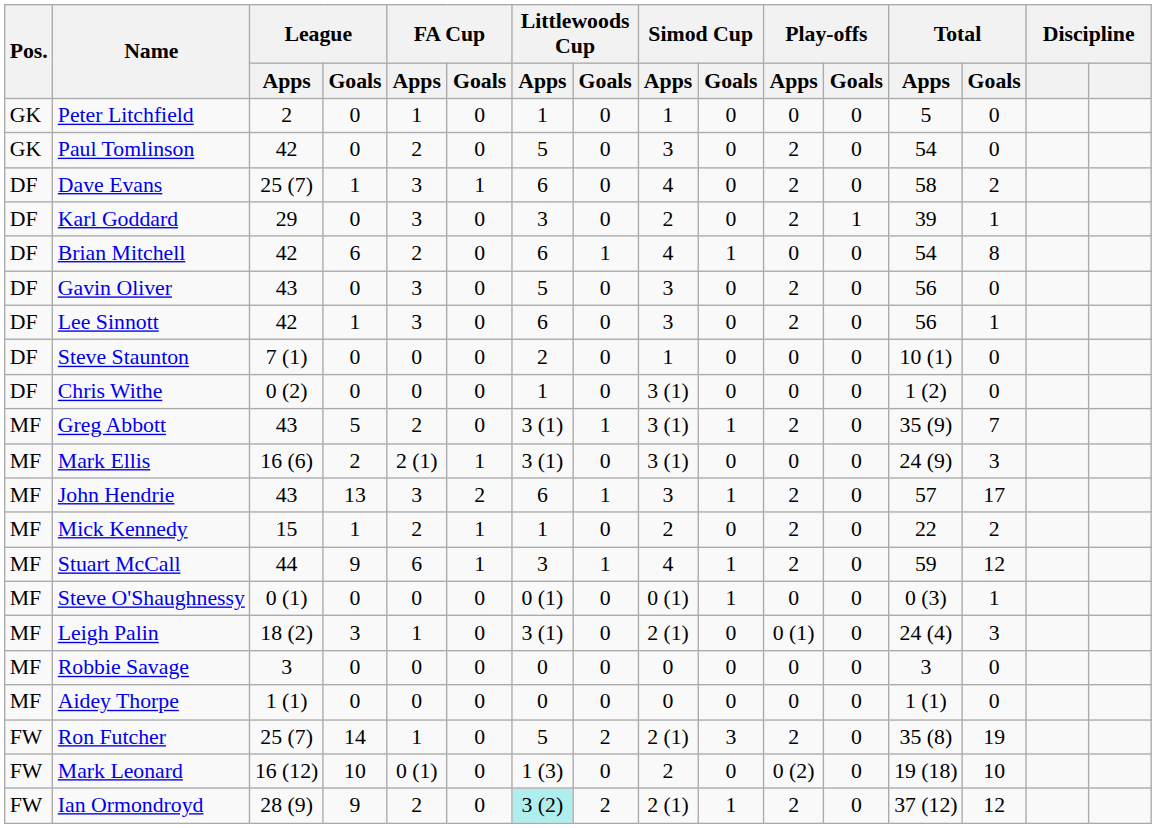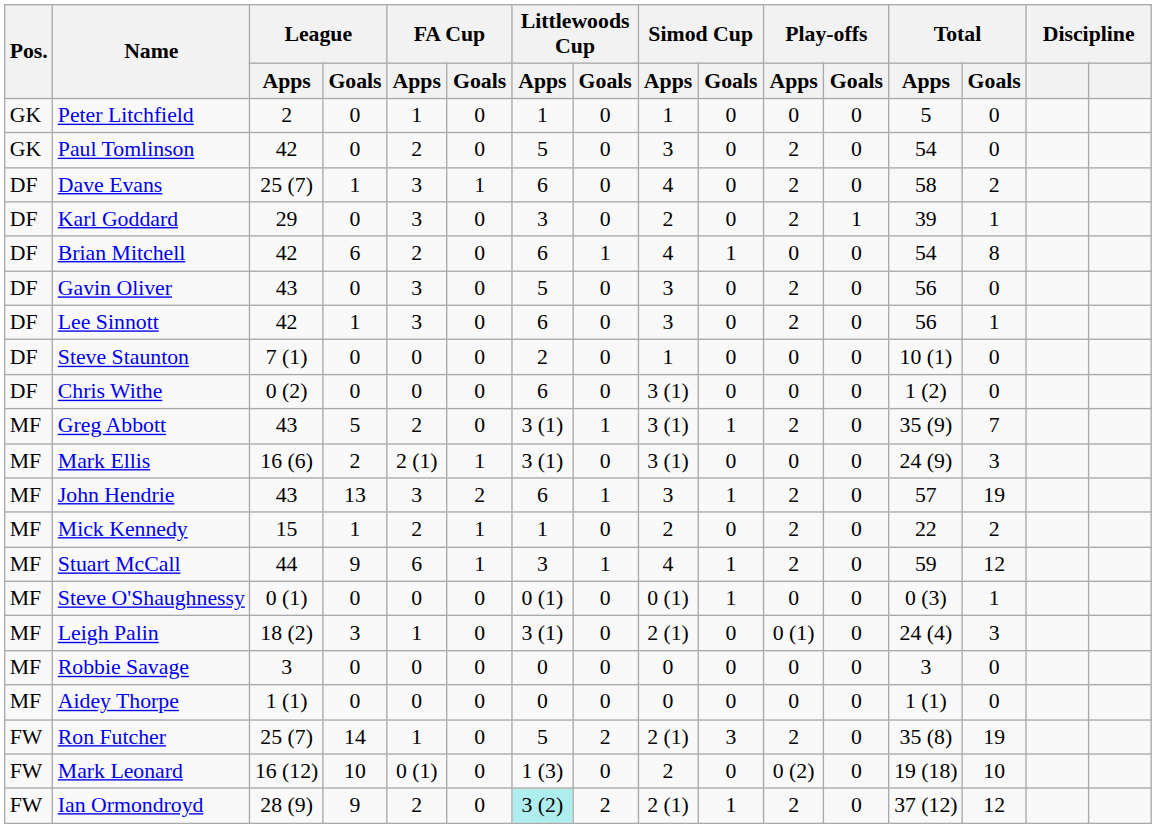(542, 391) 1 -> (542, 391) 6
(994, 494) 17 -> (994, 494) 19
